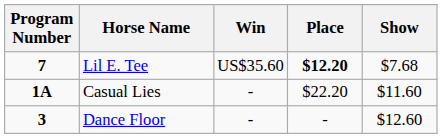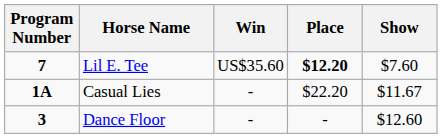(399, 65) $7.68 -> (399, 65) $7.60
(399, 92) $11.60 -> (399, 92) $11.67
